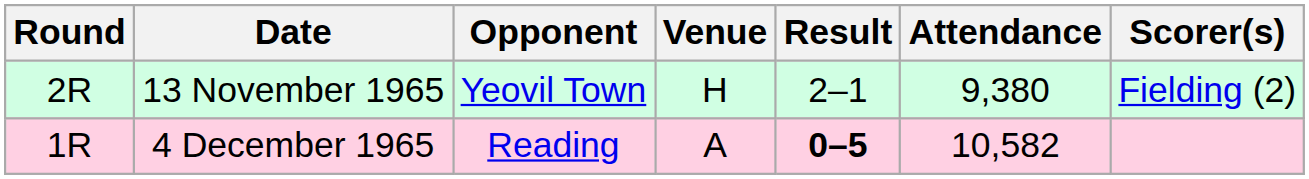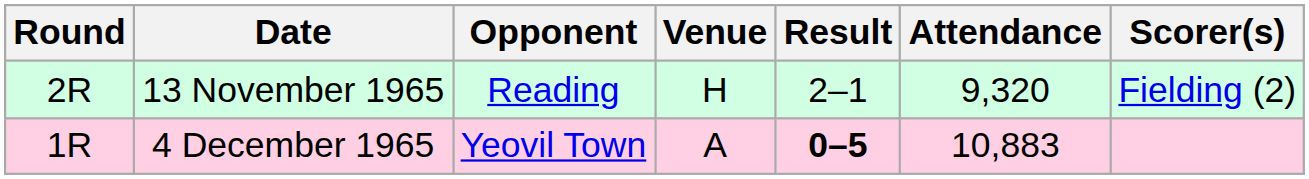(553, 88) Yeovil Town -> (553, 88) Reading
(1005, 88) 9,380 -> (1005, 88) 9,320
(553, 145) Reading -> (553, 145) Yeovil Town
(1005, 145) 10,582 -> (1005, 145) 10,883
